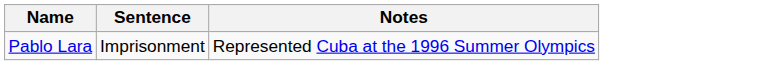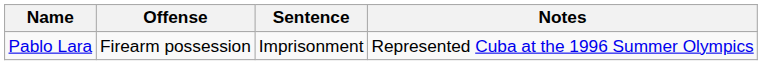+ column: (175, 18)
